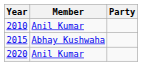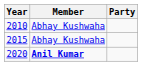(58, 26) Anil Kumar -> (68, 26) Abhay Kushwaha
(58, 54) normal -> (58, 54) bold
